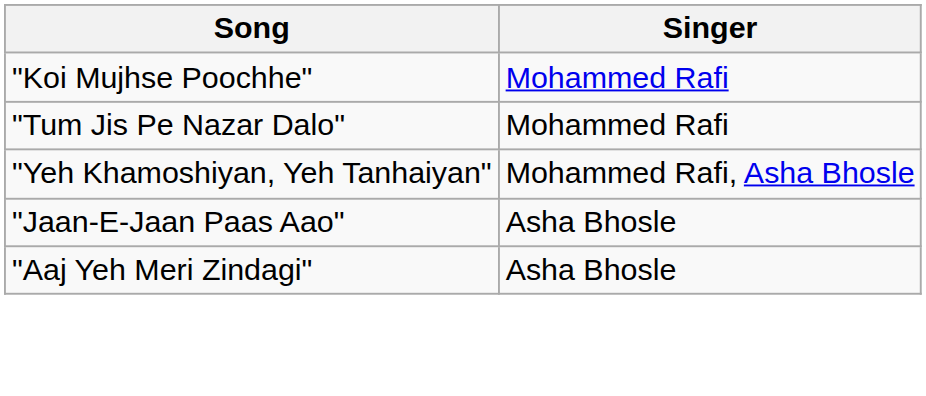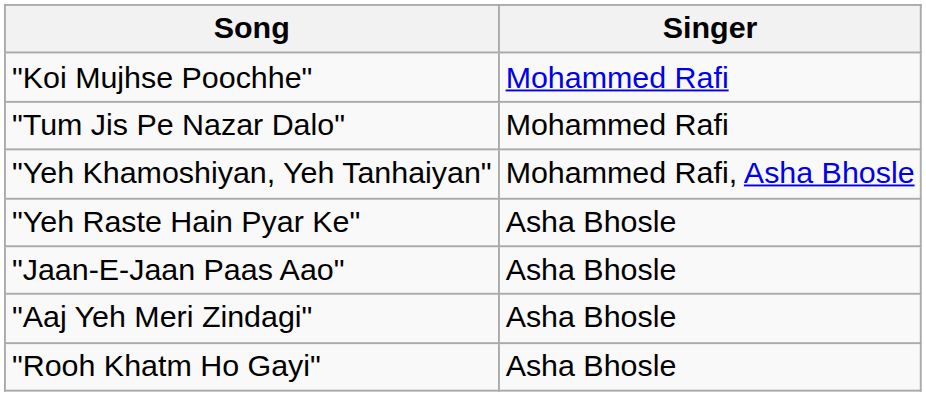+ row: (186, 221)
+ row: (166, 366)
